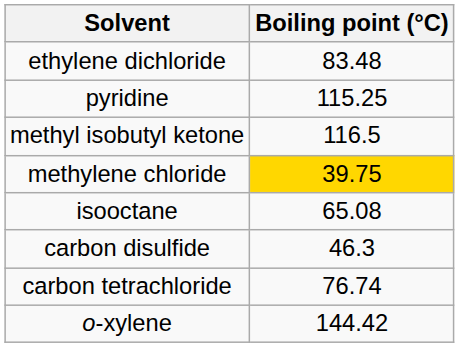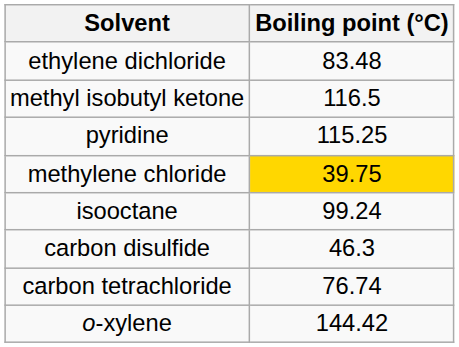rows swapped: (127, 98) <-> (127, 135)
(352, 211) 65.08 -> (352, 211) 99.24
